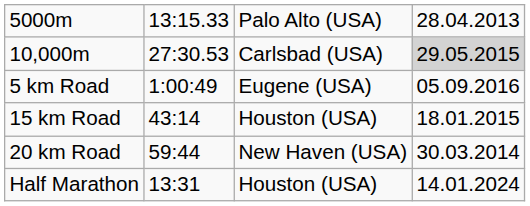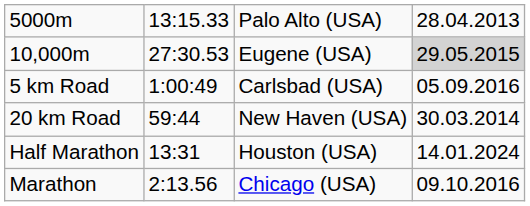(311, 53) Carlsbad (USA) -> (305, 53) Eugene (USA)
(305, 86) Eugene (USA) -> (311, 86) Carlsbad (USA)
- row: (65, 119)
+ row: (53, 184)
